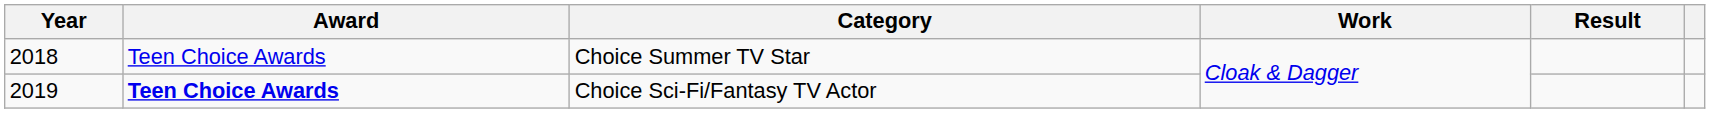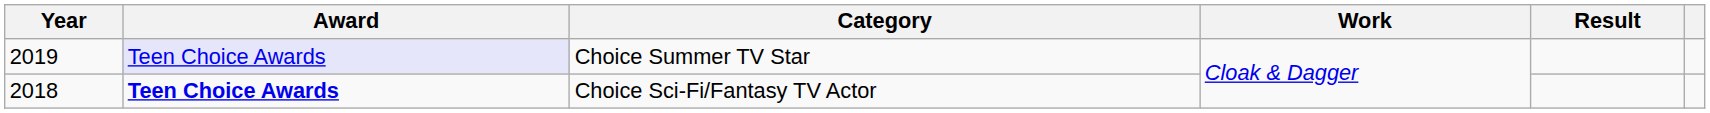(34, 56) 2018 -> (34, 56) 2019
(227, 56) no background -> (227, 56) lavender background
(34, 90) 2019 -> (34, 90) 2018
